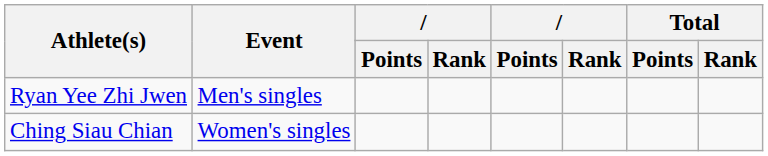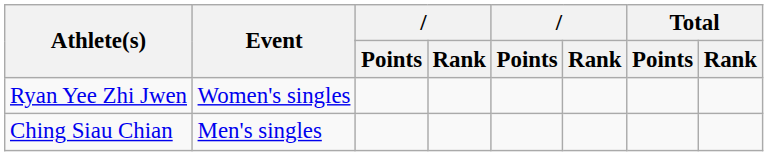(260, 95) Men's singles -> (274, 95) Women's singles
(274, 131) Women's singles -> (260, 131) Men's singles
